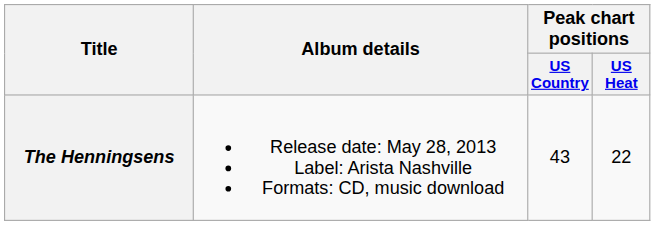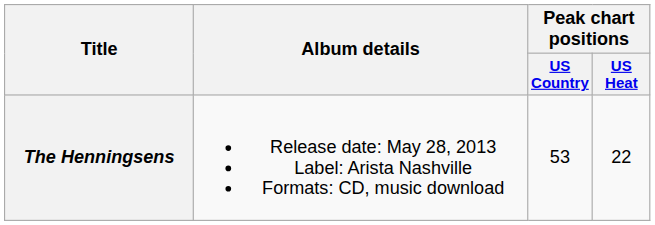(560, 157) 43 -> (560, 157) 53
